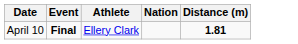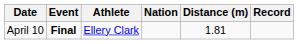+ column: (272, 13)
(216, 30) bold -> (216, 30) normal
